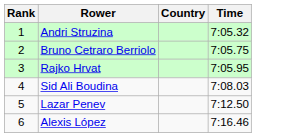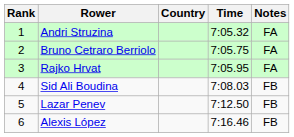+ column: (270, 13)
